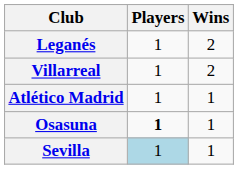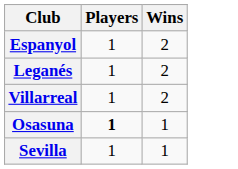+ row: (43, 44)
- row: (66, 97)
(158, 151) lightblue background -> (112, 151) no background
